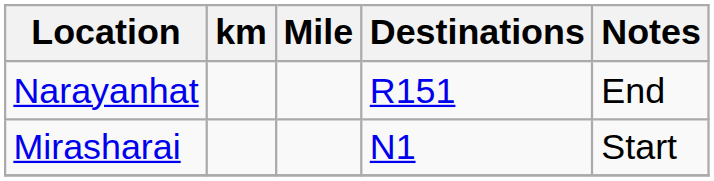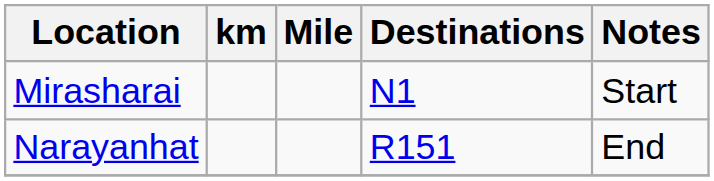rows swapped: (97, 146) <-> (106, 89)
